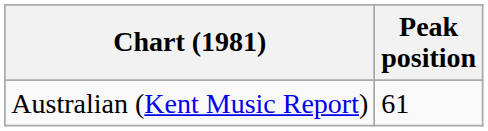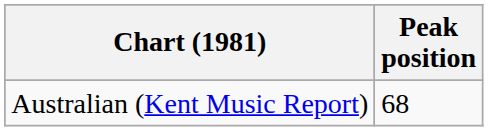(395, 102) 61 -> (395, 102) 68
